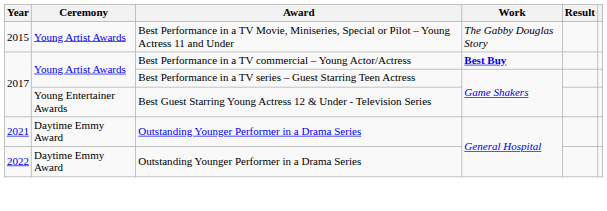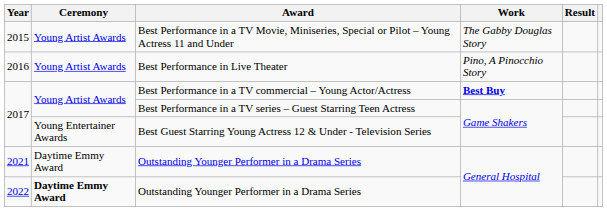+ row: (18, 66)
(69, 161) normal -> (71, 191) bold
